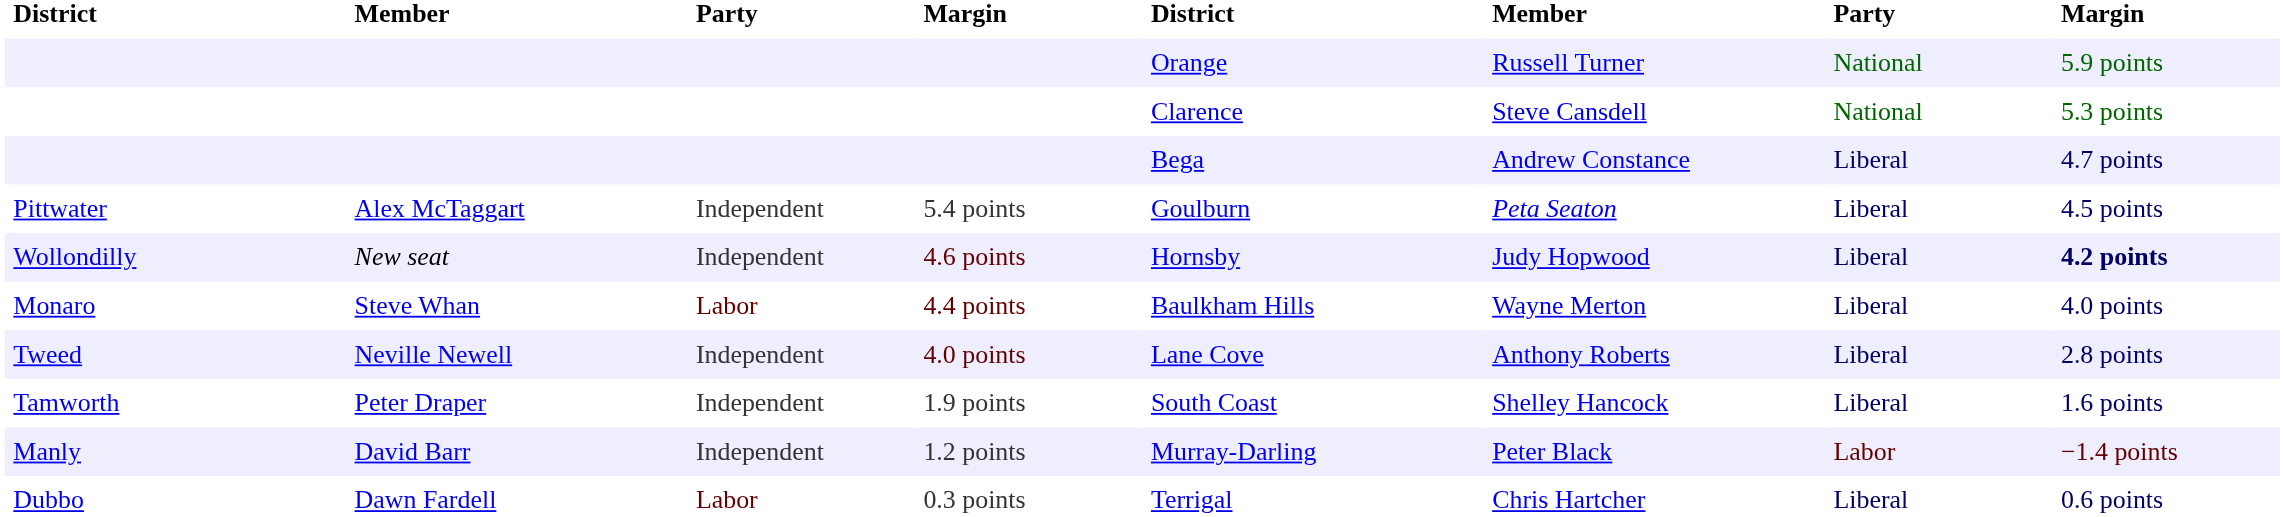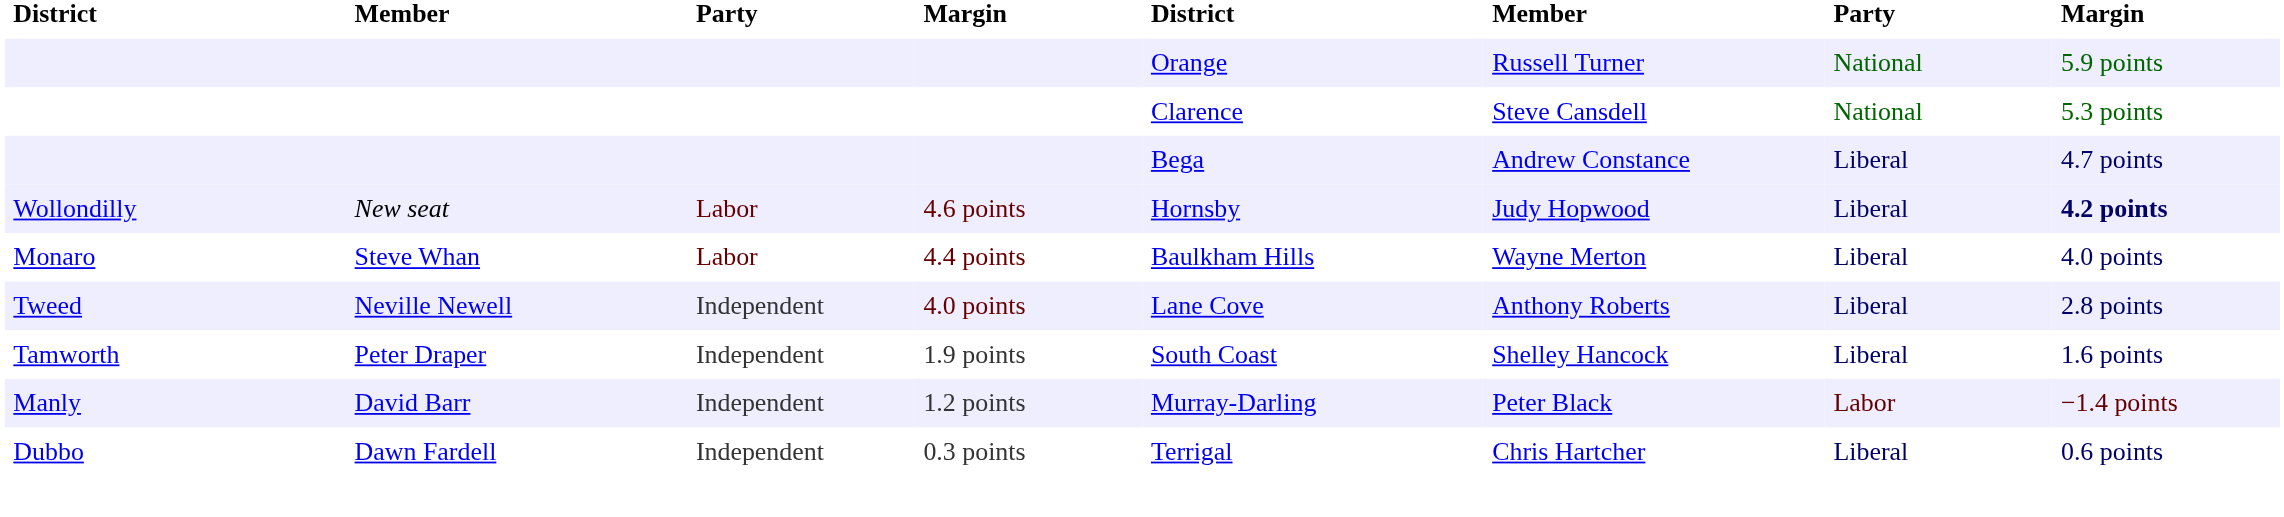- row: (60, 208)
(760, 256) Independent -> (727, 208) Labor
(727, 499) Labor -> (760, 451) Independent
